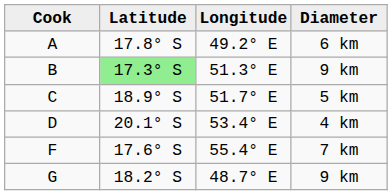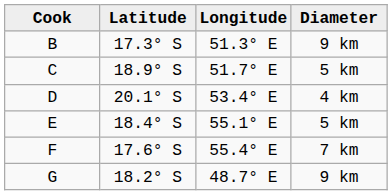- row: (52, 44)
(148, 71) lightgreen background -> (148, 44) no background
+ row: (52, 124)
